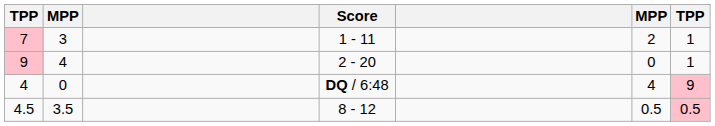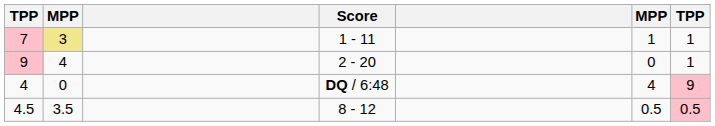(63, 39) no background -> (63, 39) khaki background
(651, 39) 2 -> (651, 39) 1
